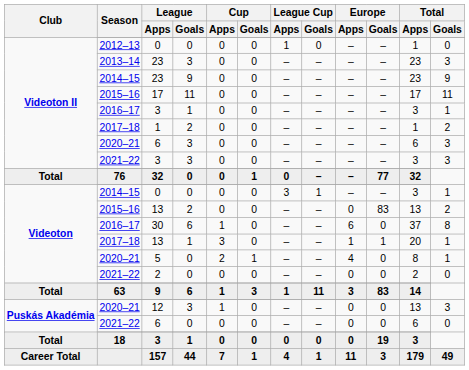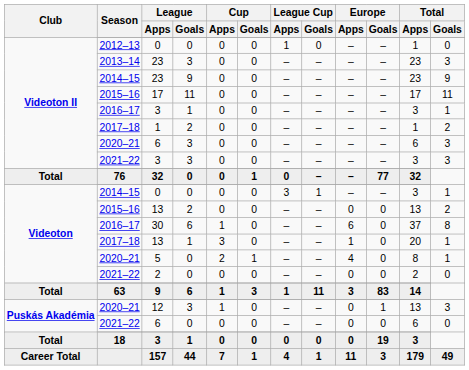(383, 210) 83 -> (383, 210) 0
(383, 242) 1 -> (383, 242) 0
(383, 308) 0 -> (383, 308) 1
